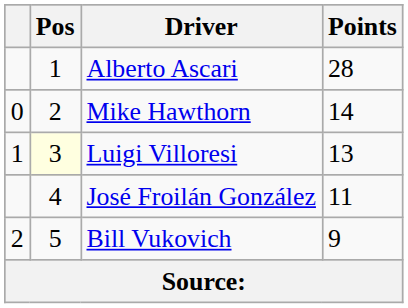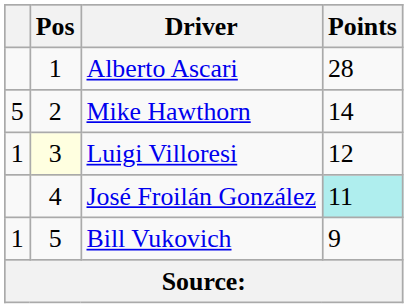(17, 111) 0 -> (17, 111) 5
(341, 153) 13 -> (341, 153) 12
(340, 196) no background -> (340, 196) paleturquoise background
(17, 239) 2 -> (17, 239) 1
